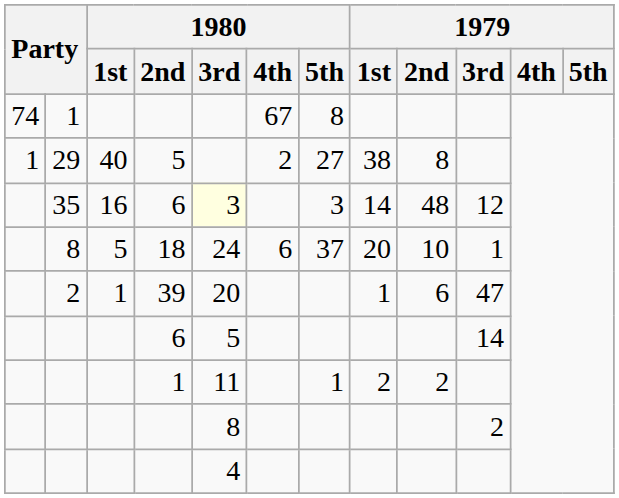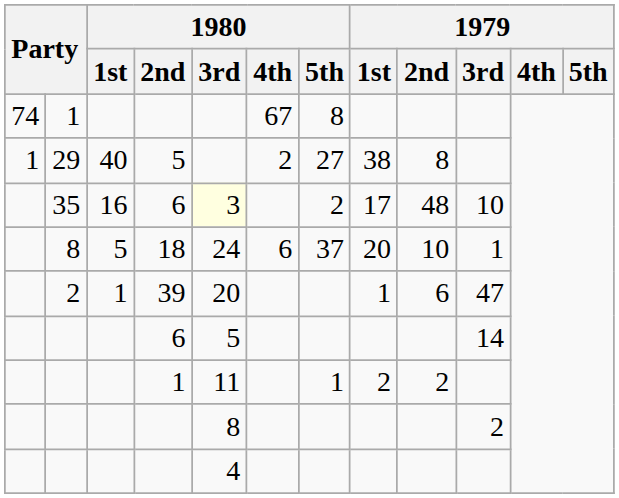(337, 204) 3 -> (337, 204) 2
(377, 204) 14 -> (377, 204) 17
(490, 204) 12 -> (490, 204) 10
